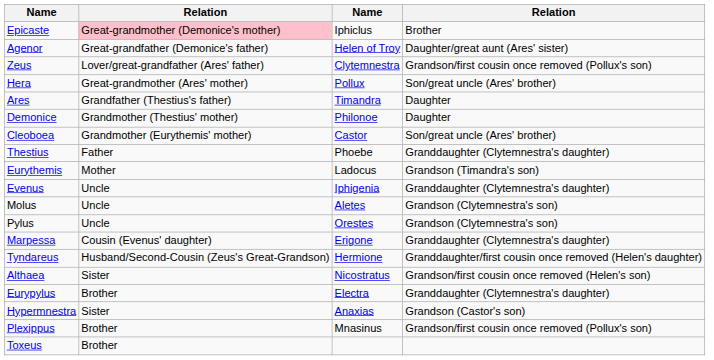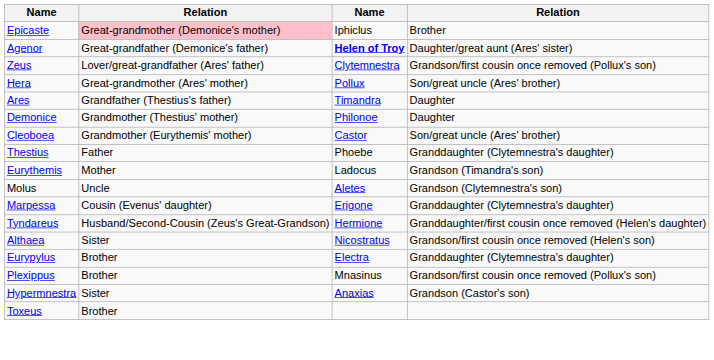(367, 48) normal -> (370, 48) bold
- row: (25, 188)
- row: (20, 223)
rows swapped: (42, 310) <-> (31, 328)
